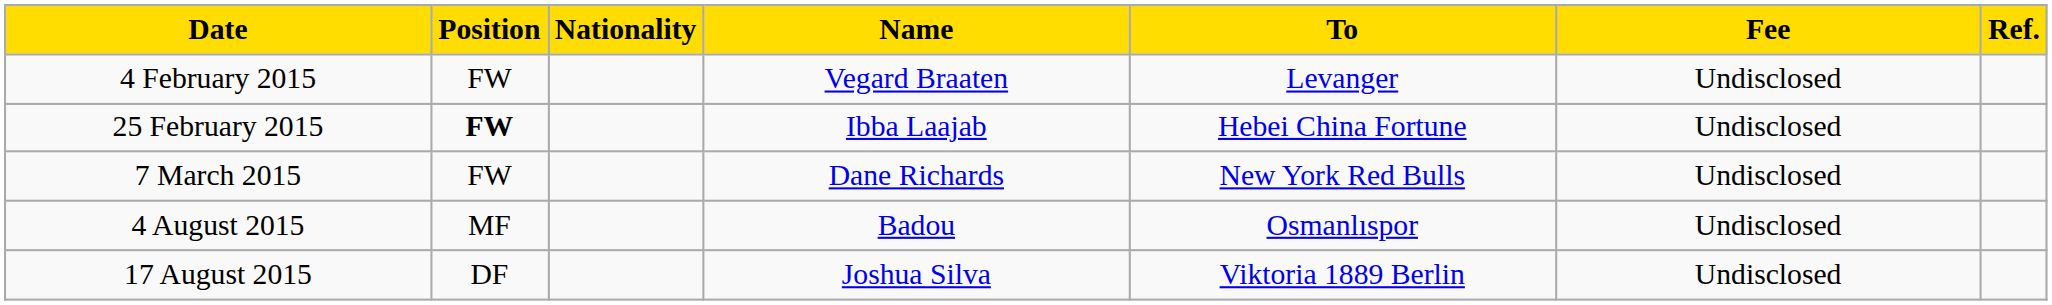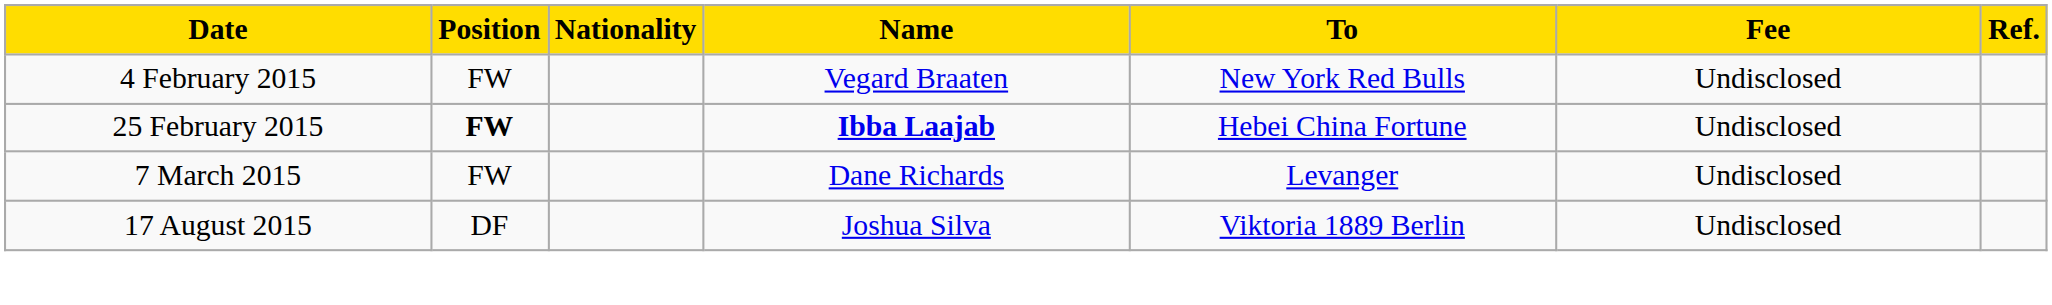(1342, 78) Levanger -> (1342, 78) New York Red Bulls
(916, 127) normal -> (916, 127) bold
(1342, 176) New York Red Bulls -> (1342, 176) Levanger
- row: (218, 225)
